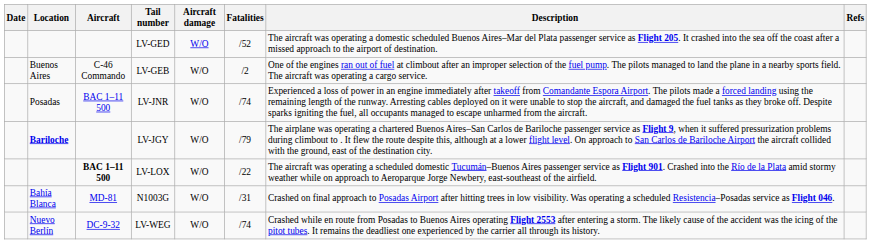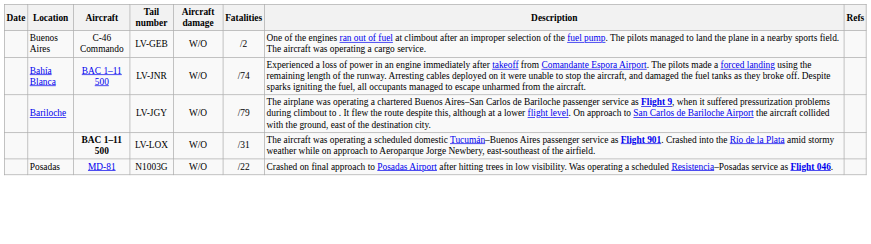- row: (153, 43)
(45, 102) Posadas -> (43, 75) Bahía Blanca
(49, 140) bold -> (48, 113) normal
(245, 172) /22 -> (244, 145) /31
(43, 198) Bahía Blanca -> (45, 166) Posadas
(245, 198) /31 -> (244, 166) /22
- row: (153, 225)
